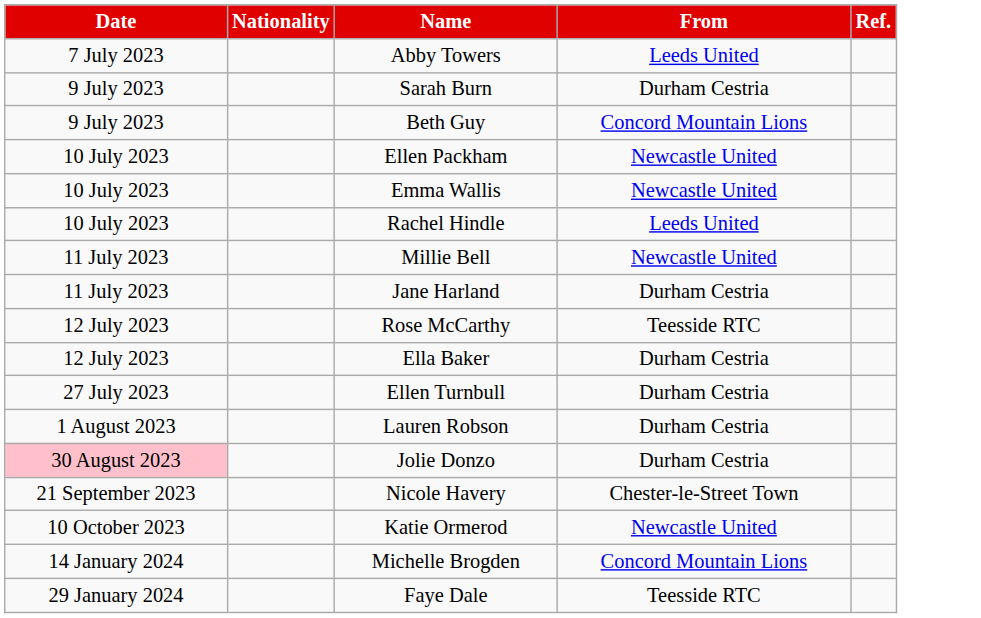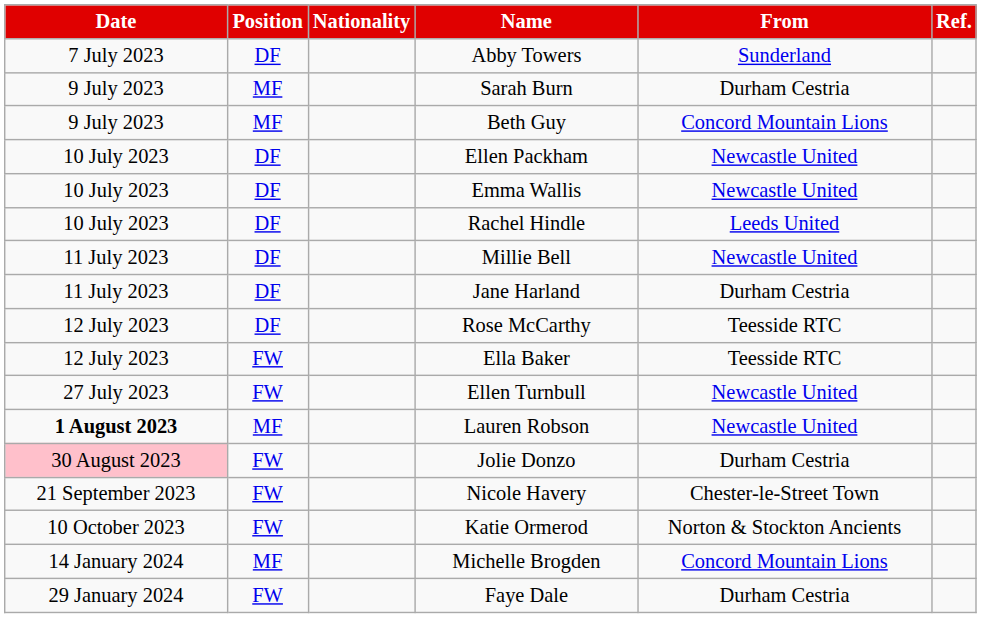+ column: (268, 21)
(704, 55) Leeds United -> (784, 55) Sunderland
(704, 359) Durham Cestria -> (784, 359) Teesside RTC
(704, 392) Durham Cestria -> (784, 392) Newcastle United
(116, 426) normal -> (116, 426) bold
(704, 426) Durham Cestria -> (784, 426) Newcastle United
(704, 527) Newcastle United -> (784, 527) Norton & Stockton Ancients
(704, 595) Teesside RTC -> (784, 595) Durham Cestria
